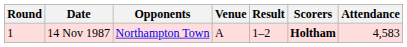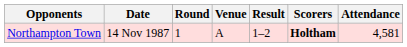columns swapped: (24, 14) <-> (163, 14)
(386, 33) 4,583 -> (386, 33) 4,581
